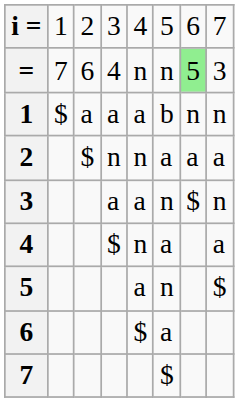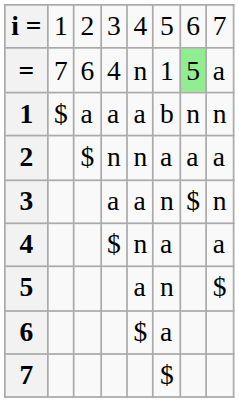(167, 69) n -> (167, 69) 1
(220, 69) 3 -> (219, 69) a
